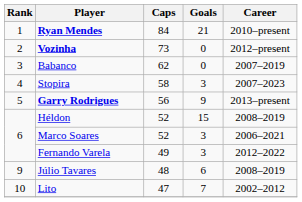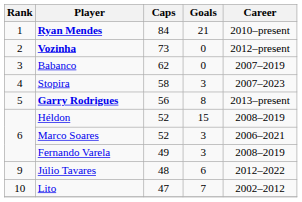(203, 100) 9 -> (203, 100) 8
(260, 153) 2012–2022 -> (260, 153) 2008–2019
(260, 170) 2008–2019 -> (260, 170) 2012–2022
